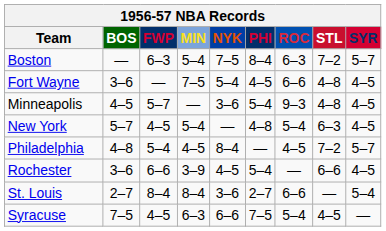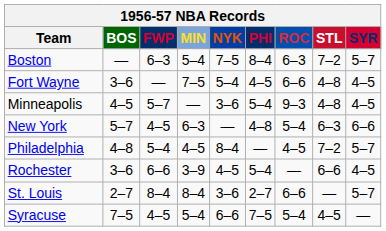(193, 126) 5–4 -> (193, 126) 6–3
(363, 126) 4–5 -> (363, 126) 6–6
(363, 193) 5–4 -> (363, 193) 5–7
(193, 215) 6–3 -> (193, 215) 5–4
